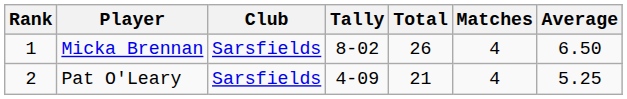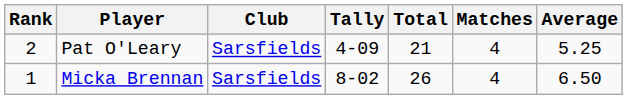rows swapped: (132, 49) <-> (121, 79)
